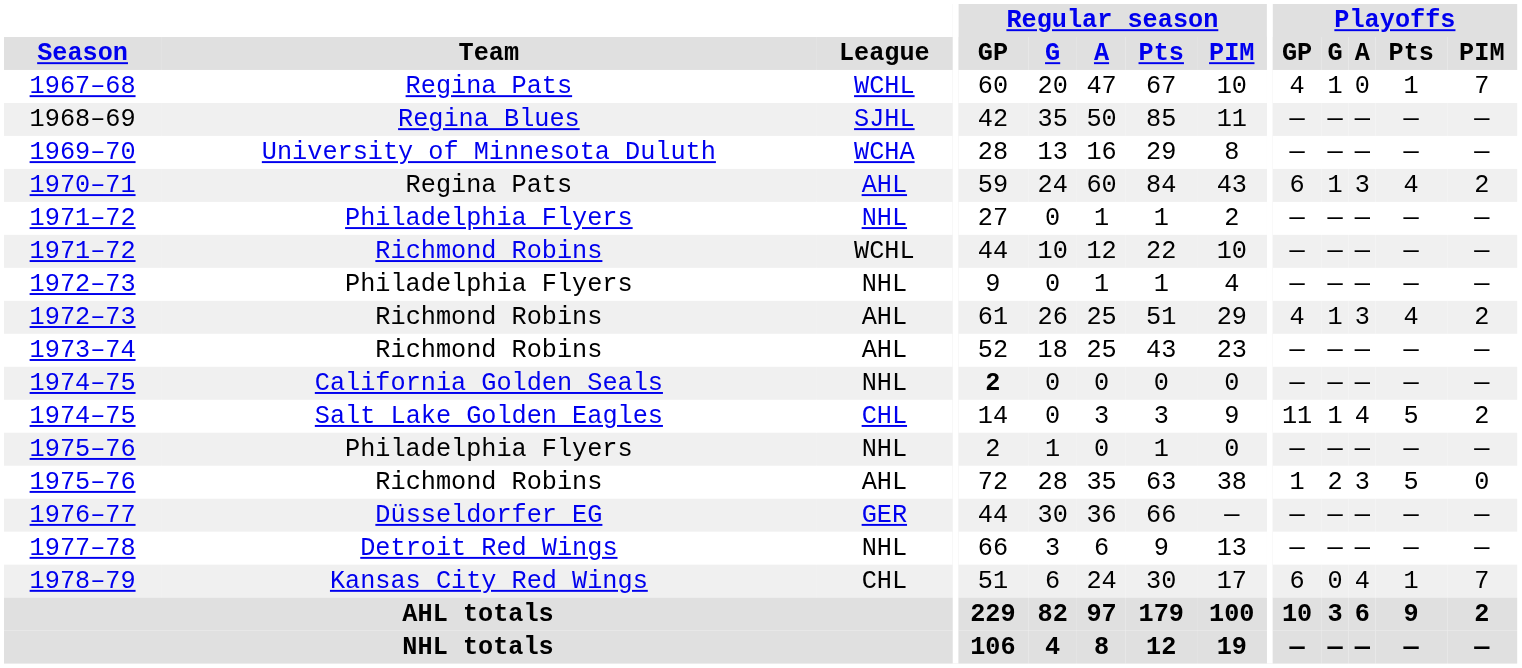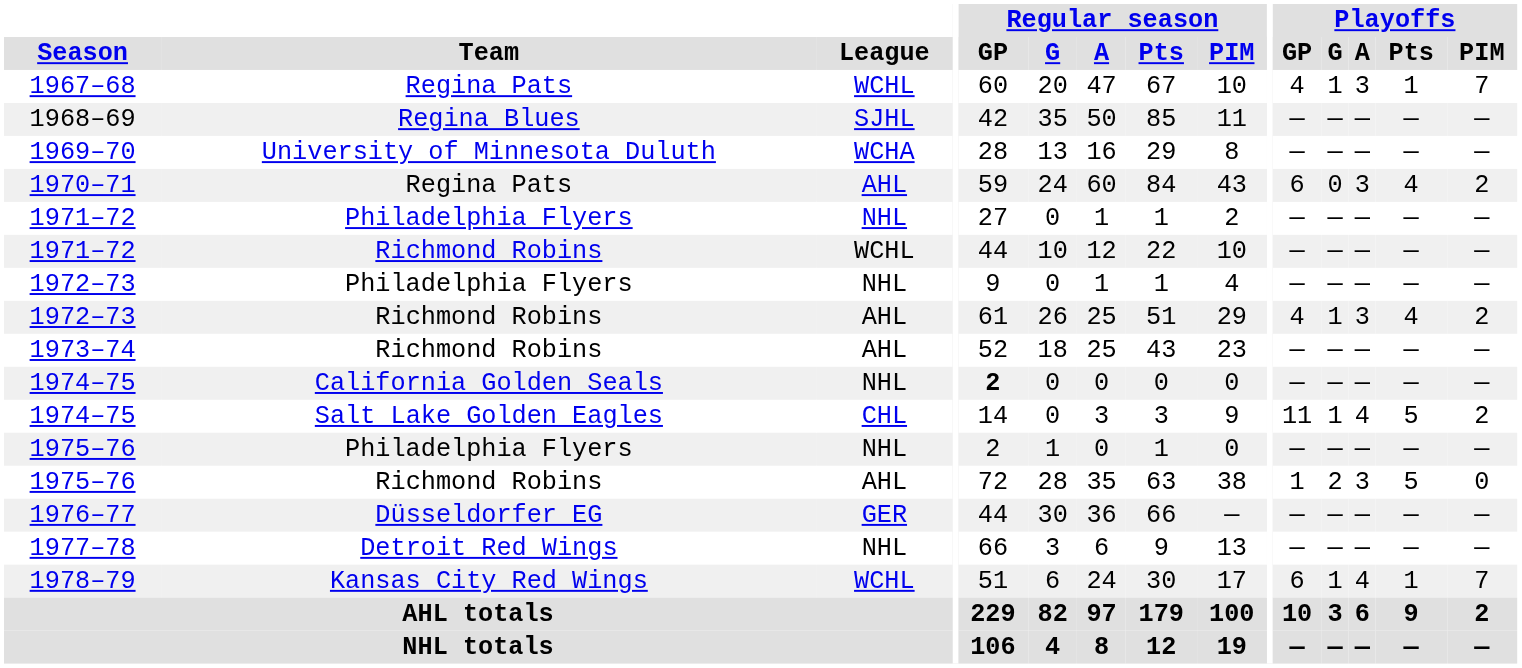(1362, 86) 0 -> (1362, 86) 3
(1335, 185) 1 -> (1335, 185) 0
(884, 581) CHL -> (884, 581) WCHL
(1335, 581) 0 -> (1335, 581) 1
